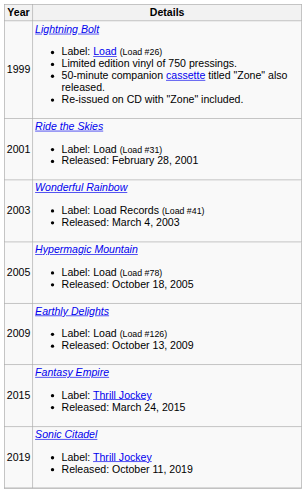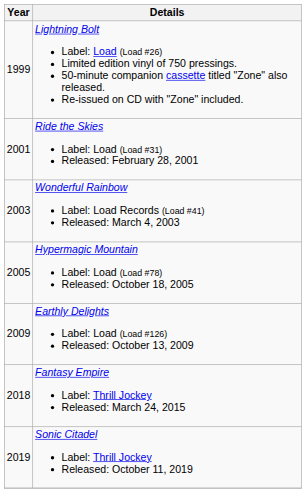(19, 395) 2015 -> (19, 395) 2018
